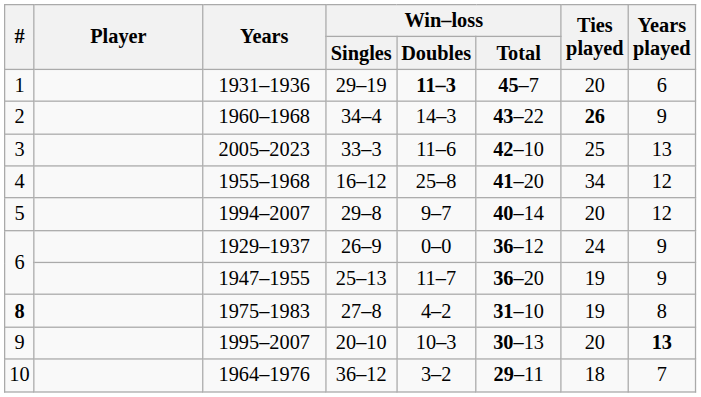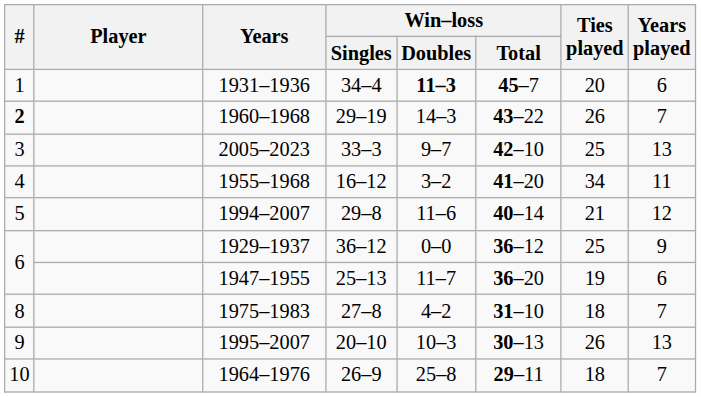(361, 85) 29–19 -> (361, 85) 34–4
(19, 117) normal -> (19, 117) bold
(361, 117) 34–4 -> (361, 117) 29–19
(595, 117) bold -> (595, 117) normal
(662, 117) 9 -> (662, 117) 7
(436, 149) 11–6 -> (436, 149) 9–7
(436, 181) 25–8 -> (436, 181) 3–2
(662, 181) 12 -> (662, 181) 11
(436, 213) 9–7 -> (436, 213) 11–6
(595, 213) 20 -> (595, 213) 21
(361, 246) 26–9 -> (361, 246) 36–12
(595, 246) 24 -> (595, 246) 25
(662, 278) 9 -> (662, 278) 6
(19, 310) bold -> (19, 310) normal
(595, 310) 19 -> (595, 310) 18
(662, 310) 8 -> (662, 310) 7
(595, 342) 20 -> (595, 342) 26
(662, 342) bold -> (662, 342) normal
(361, 375) 36–12 -> (361, 375) 26–9
(436, 375) 3–2 -> (436, 375) 25–8
